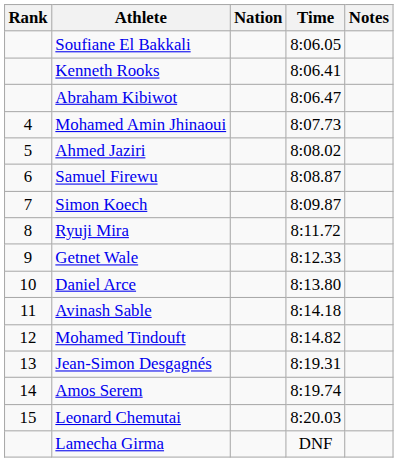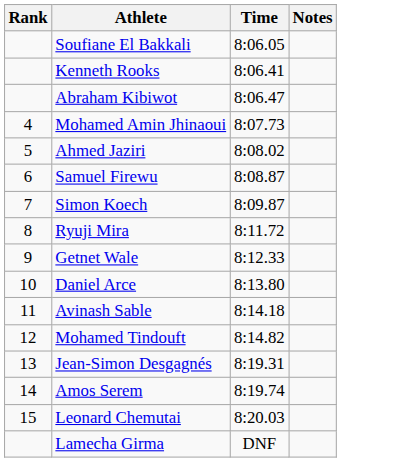- column: (258, 17)
